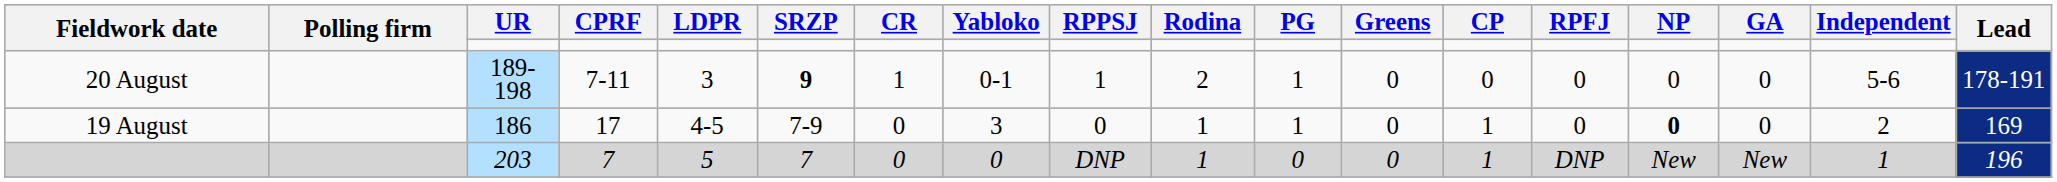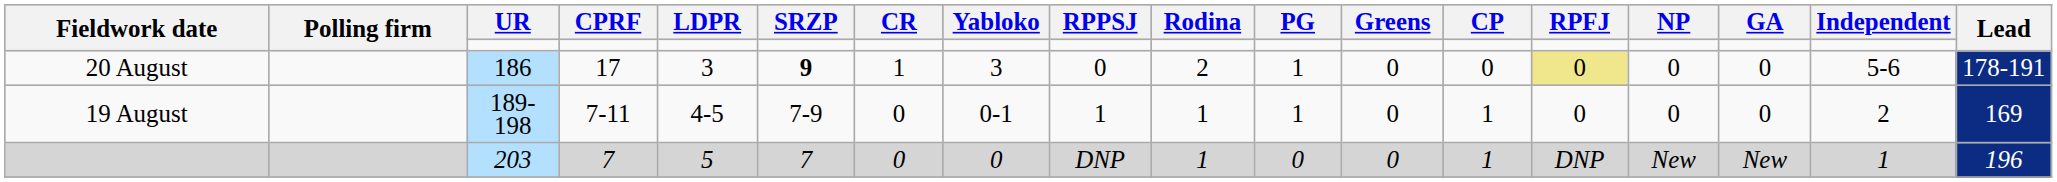(513, 79) 189-198 -> (513, 68) 186
(608, 79) 7-11 -> (608, 68) 17
(996, 79) 0-1 -> (996, 68) 3
(1100, 79) 1 -> (1100, 68) 0
(1580, 79) no background -> (1580, 68) khaki background
(513, 125) 186 -> (513, 114) 189-198
(608, 125) 17 -> (608, 114) 7-11
(996, 125) 3 -> (996, 114) 0-1
(1100, 125) 0 -> (1100, 114) 1
(1674, 125) bold -> (1674, 114) normal
